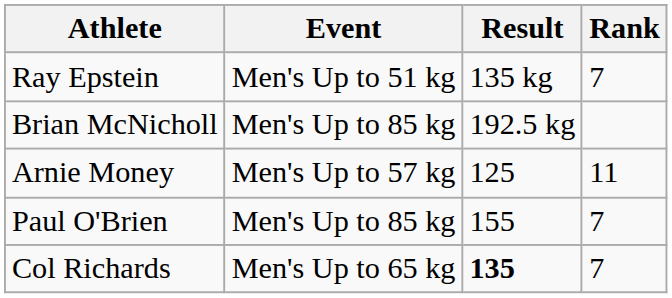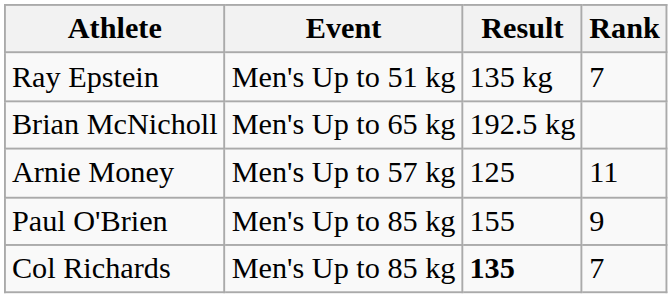(344, 124) Men's Up to 85 kg -> (344, 124) Men's Up to 65 kg
(597, 220) 7 -> (597, 220) 9
(344, 268) Men's Up to 65 kg -> (344, 268) Men's Up to 85 kg
